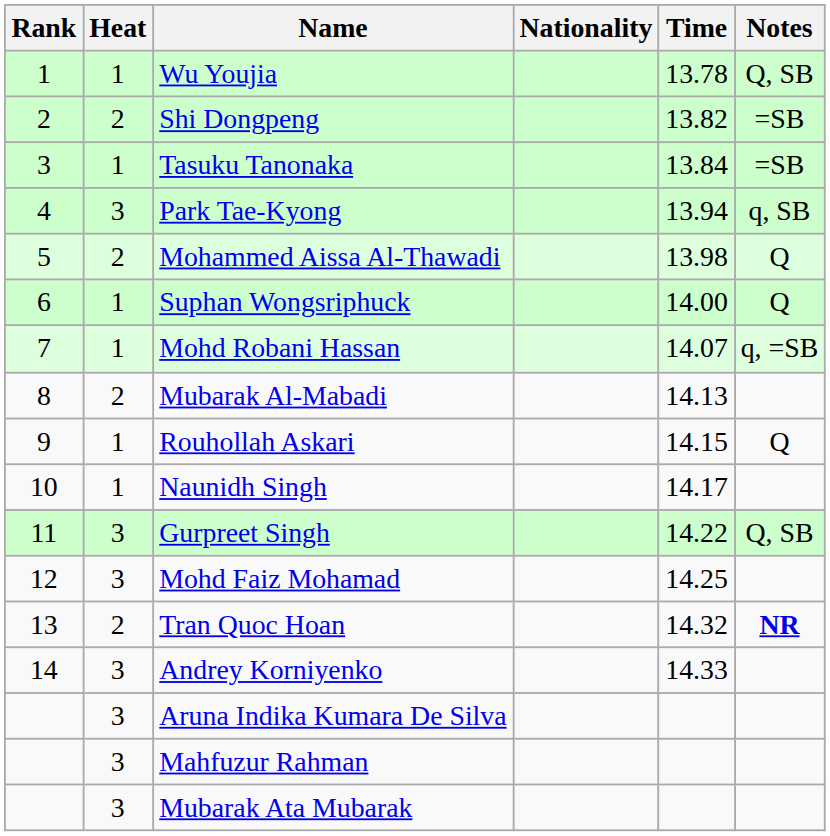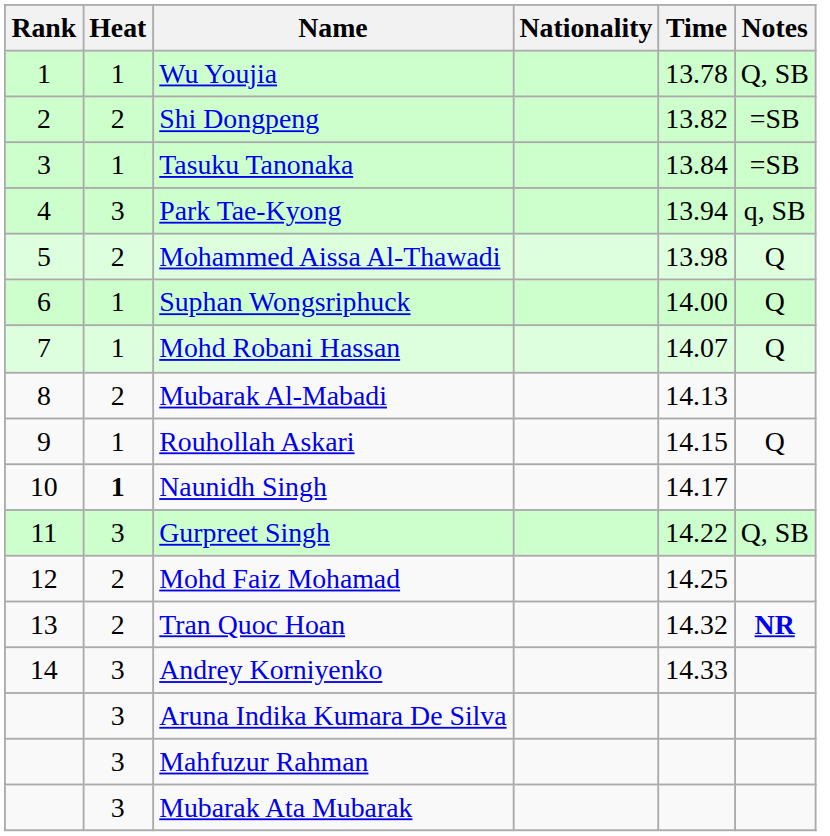(779, 348) q, =SB -> (775, 348) Q
(118, 486) normal -> (118, 486) bold
(118, 577) 3 -> (118, 577) 2
